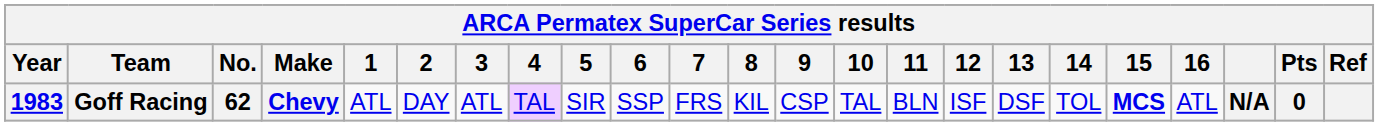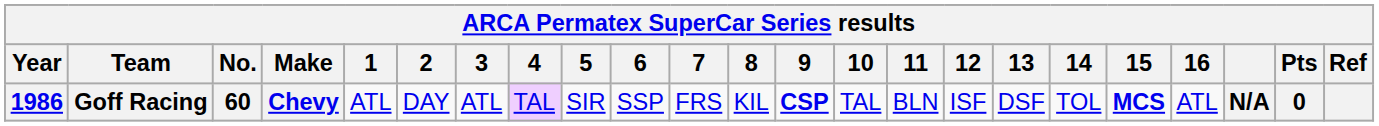(37, 102) 1983 -> (37, 102) 1986
(238, 102) 62 -> (238, 102) 60
(804, 102) normal -> (804, 102) bold
